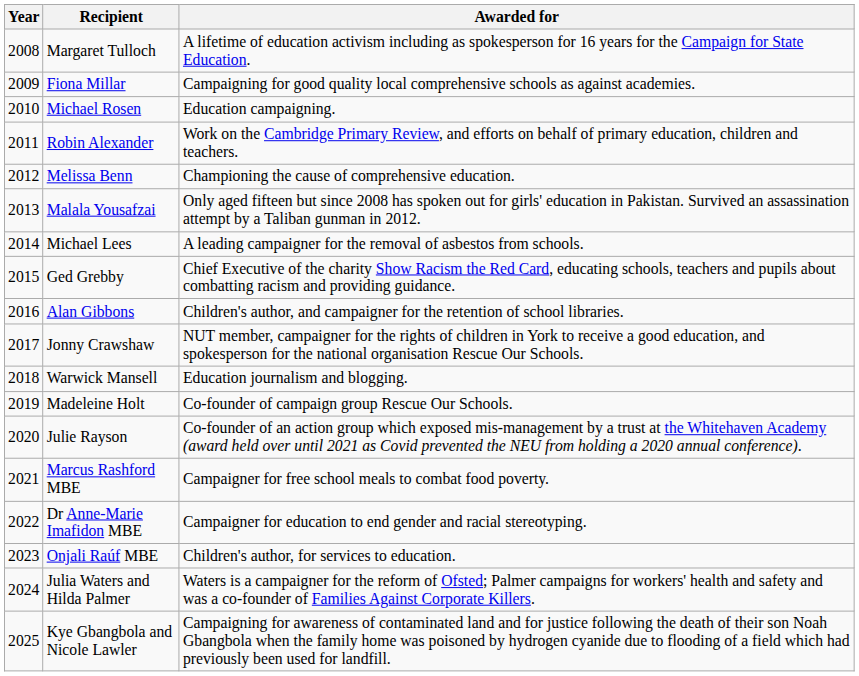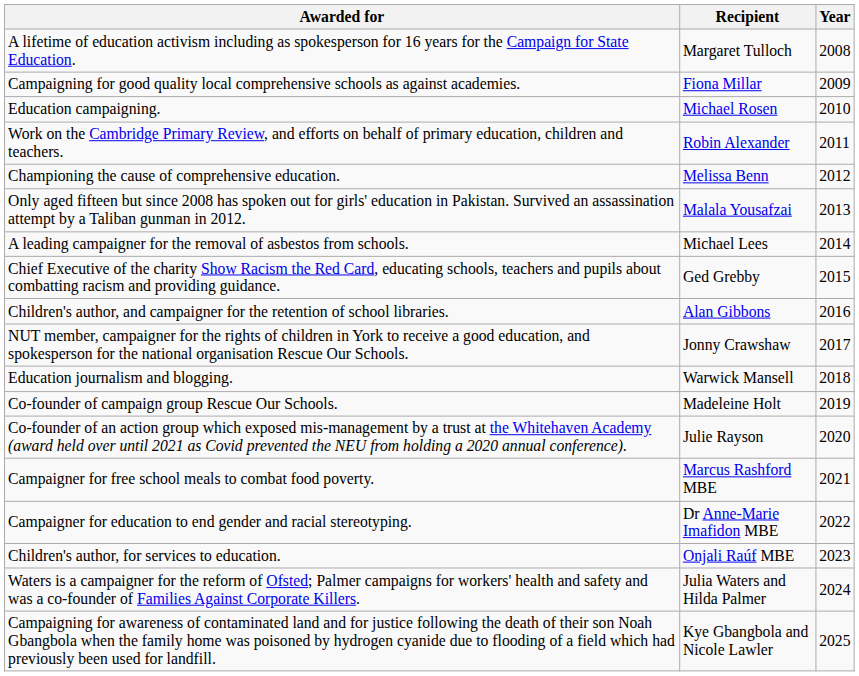columns swapped: (24, 16) <-> (517, 16)
